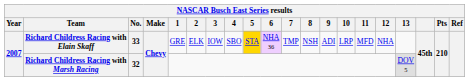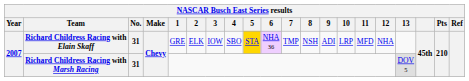(136, 42) 33 -> (136, 42) 31
(136, 65) 32 -> (136, 65) 31
